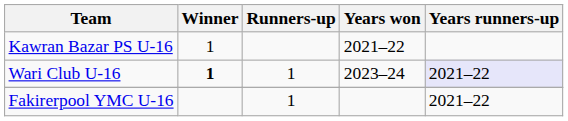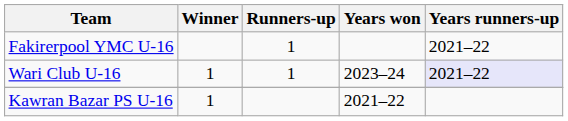rows swapped: (91, 45) <-> (91, 101)
(210, 73) bold -> (210, 73) normal
